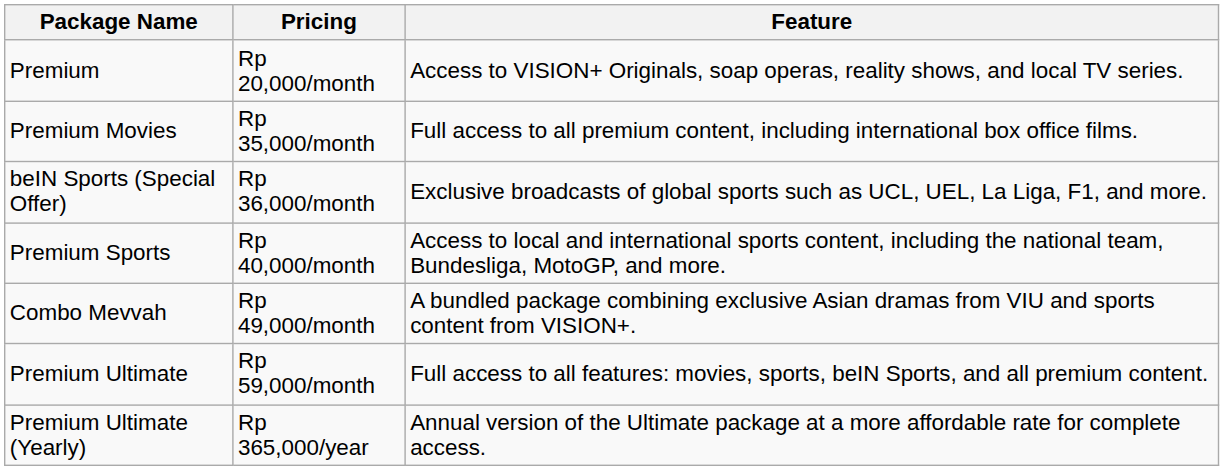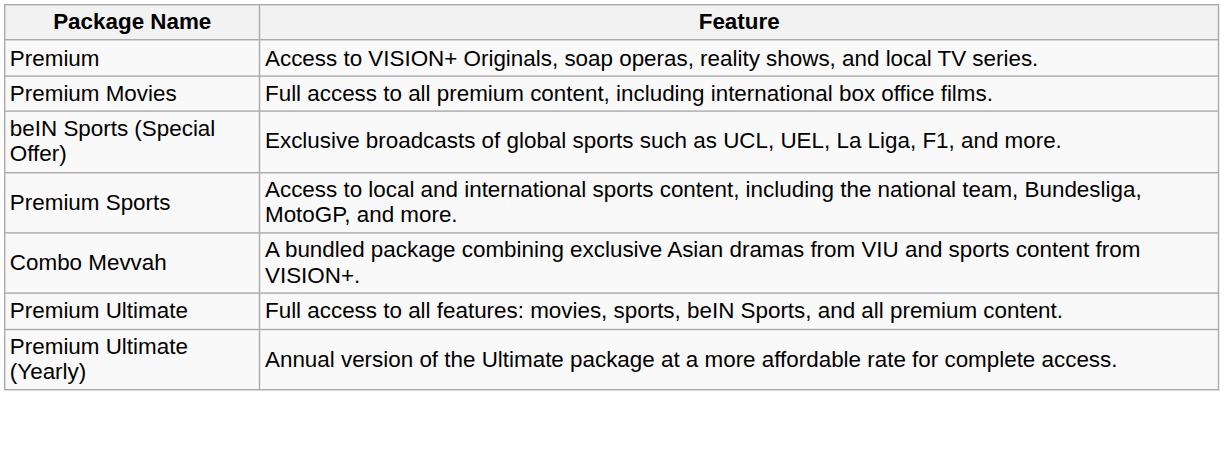- column: (319, 22)
